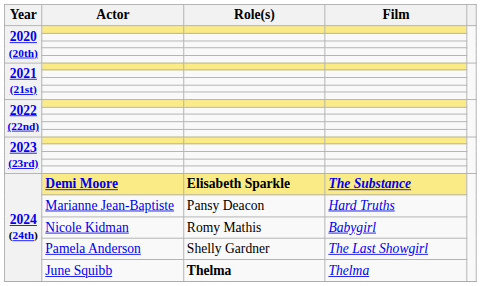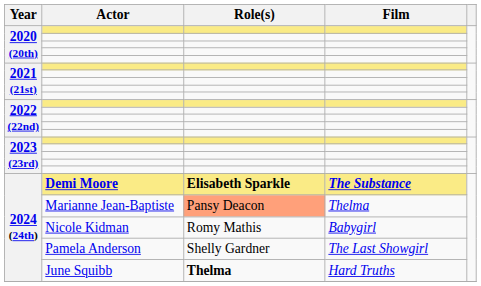(226, 205) no background -> (226, 205) lightsalmon background
(362, 205) Hard Truths -> (349, 205) Thelma
(349, 270) Thelma -> (362, 270) Hard Truths
